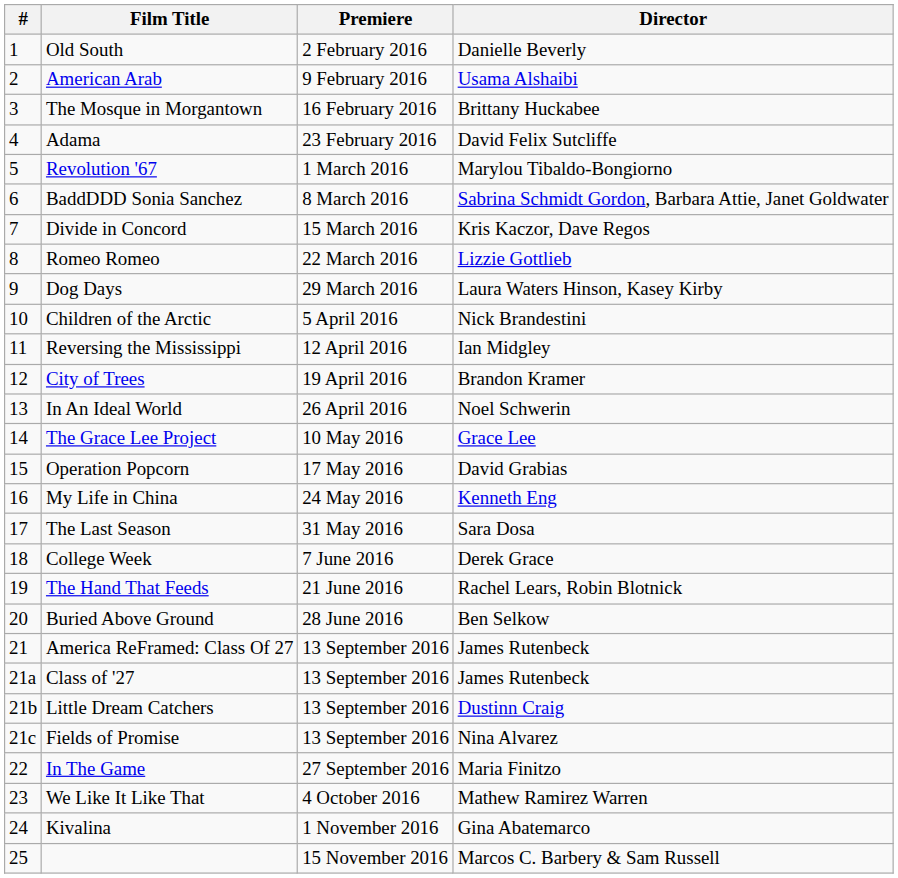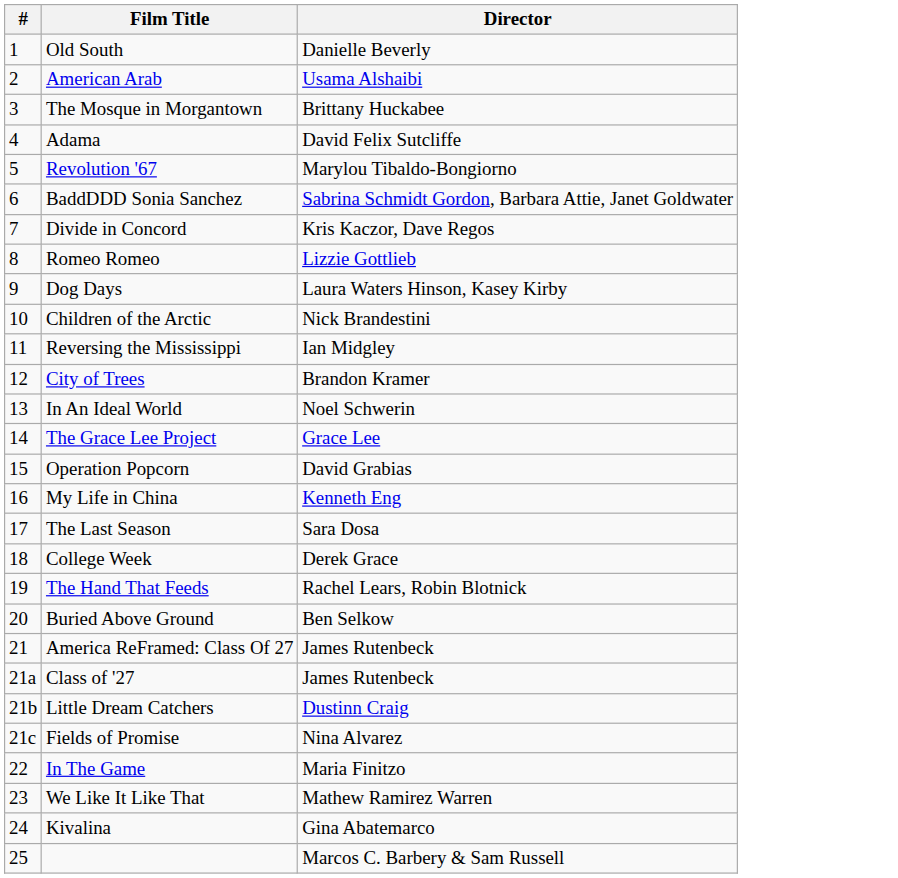- column: (376, 19)
